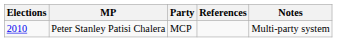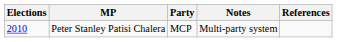columns swapped: (291, 12) <-> (223, 12)
